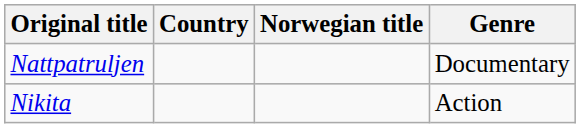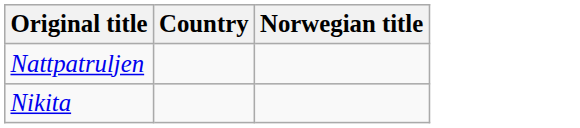- column: (502, 24)
